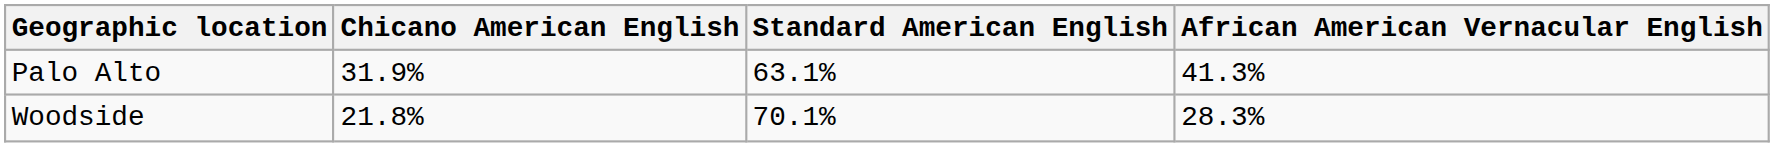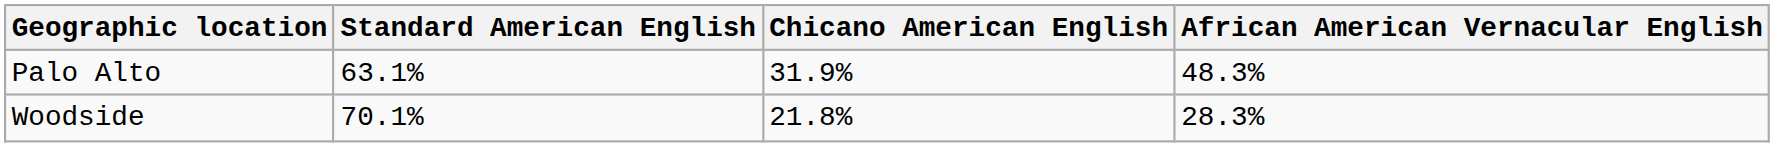columns swapped: (960, 28) <-> (540, 28)
(1223, 73) 41.3% -> (1223, 73) 48.3%
